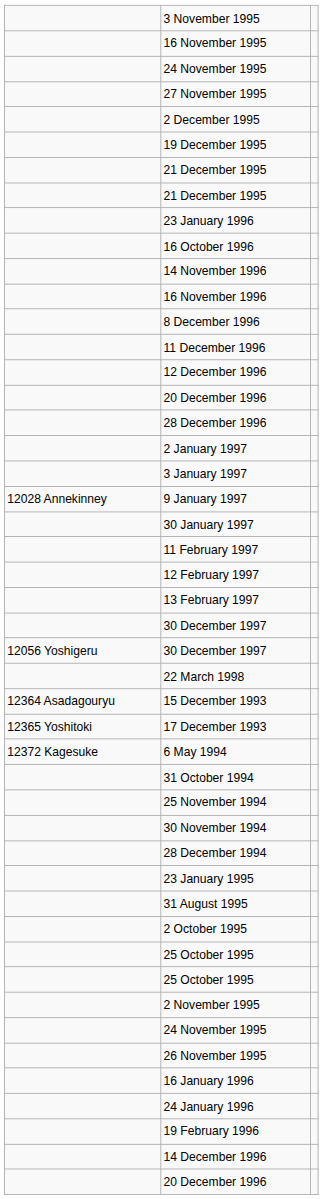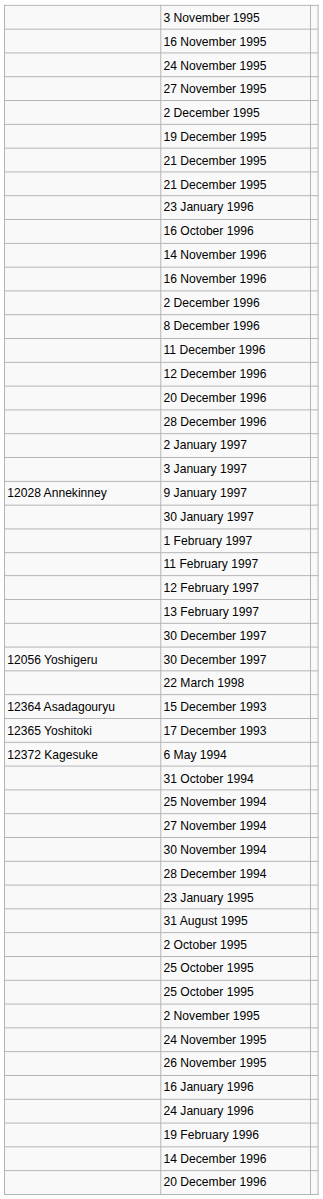+ row: (83, 303)
+ row: (83, 540)
+ row: (83, 826)
